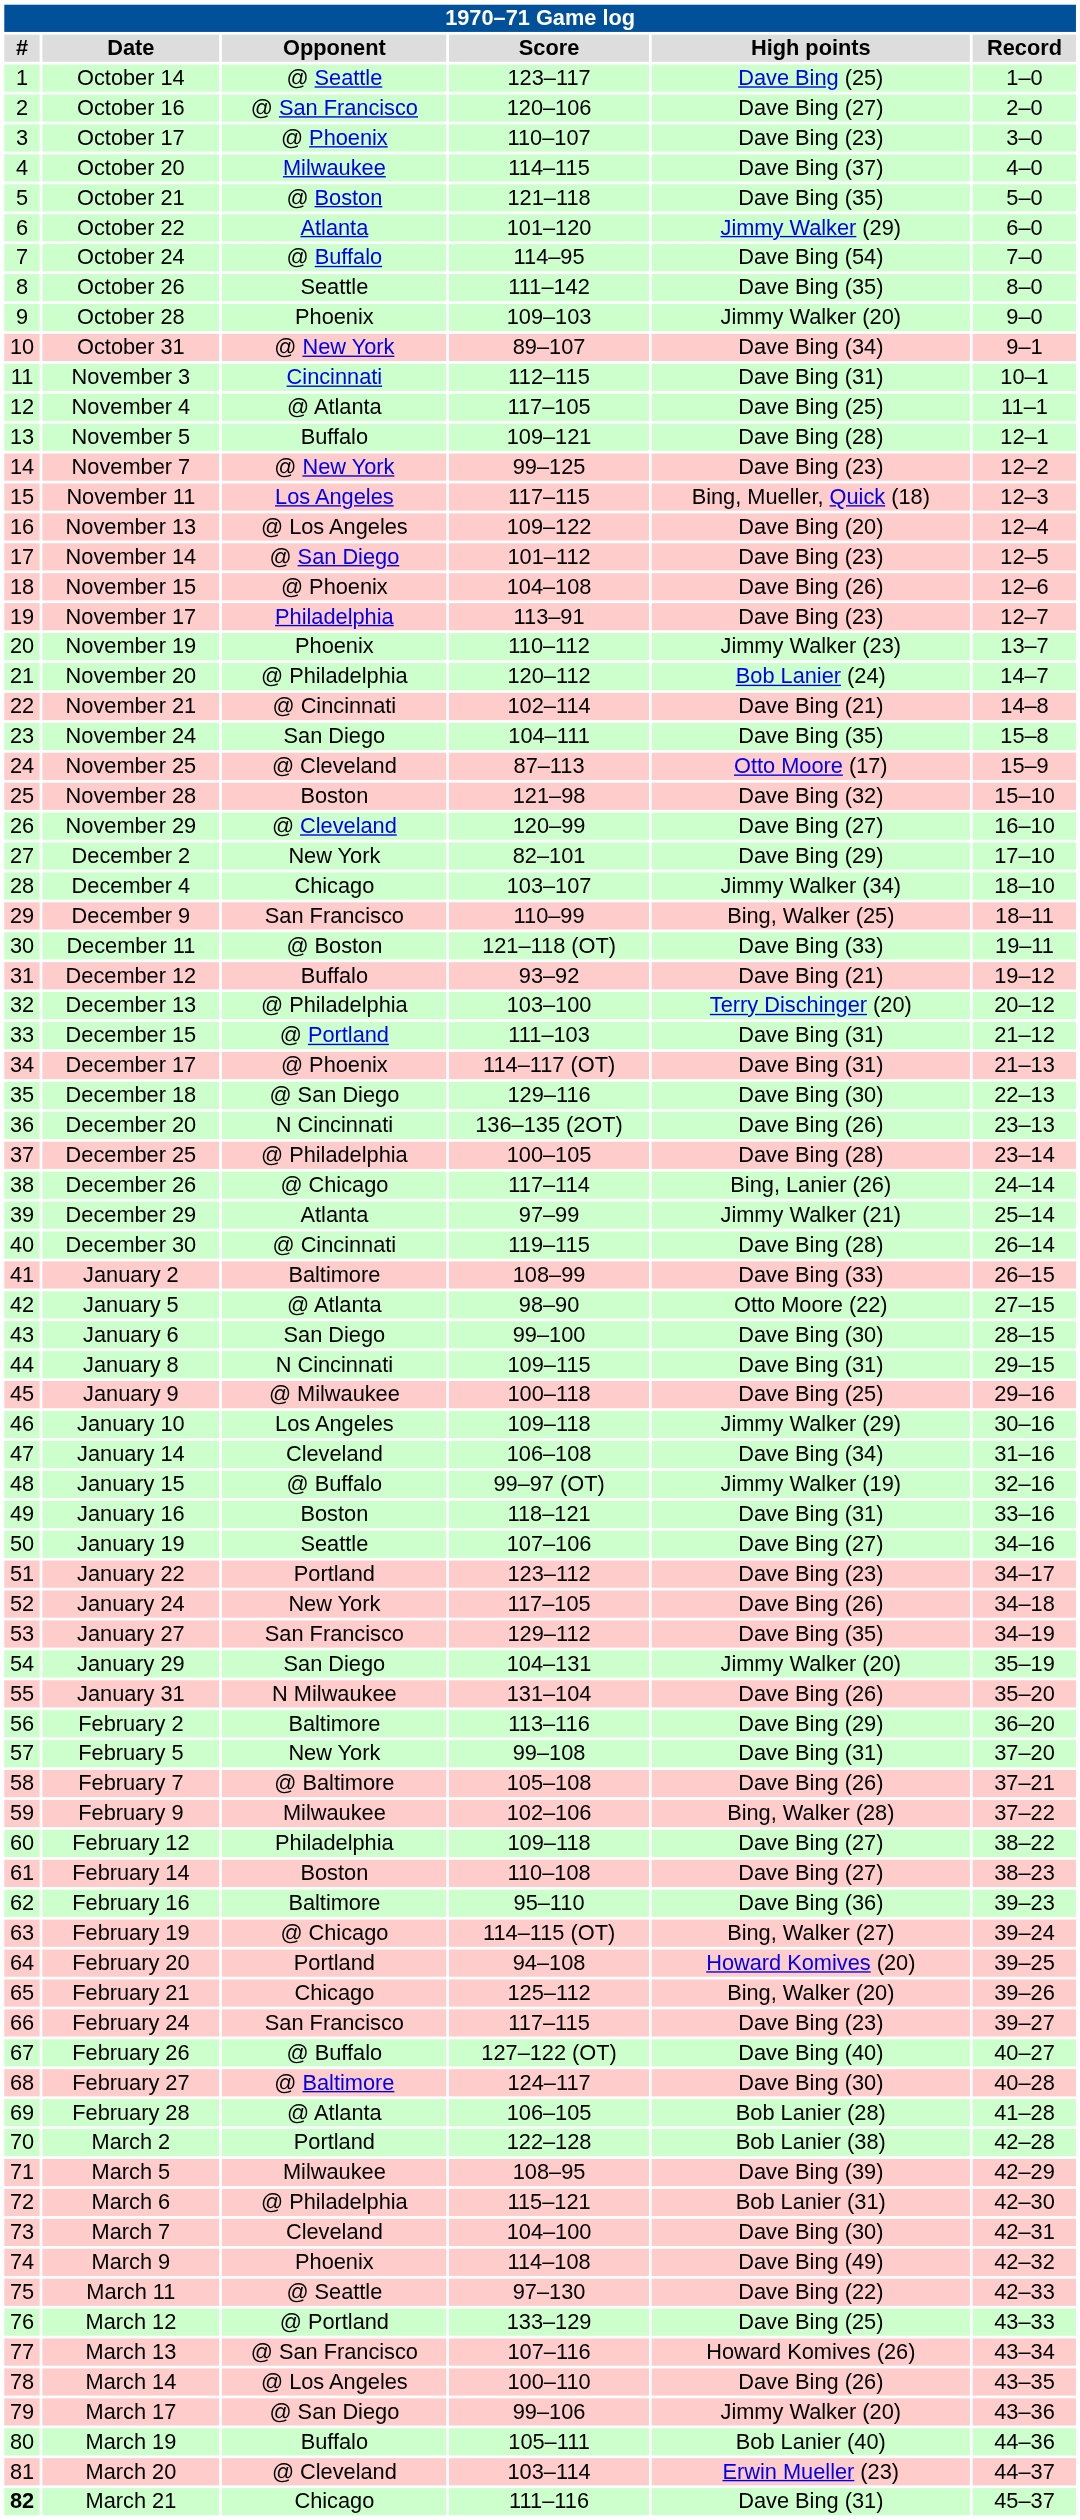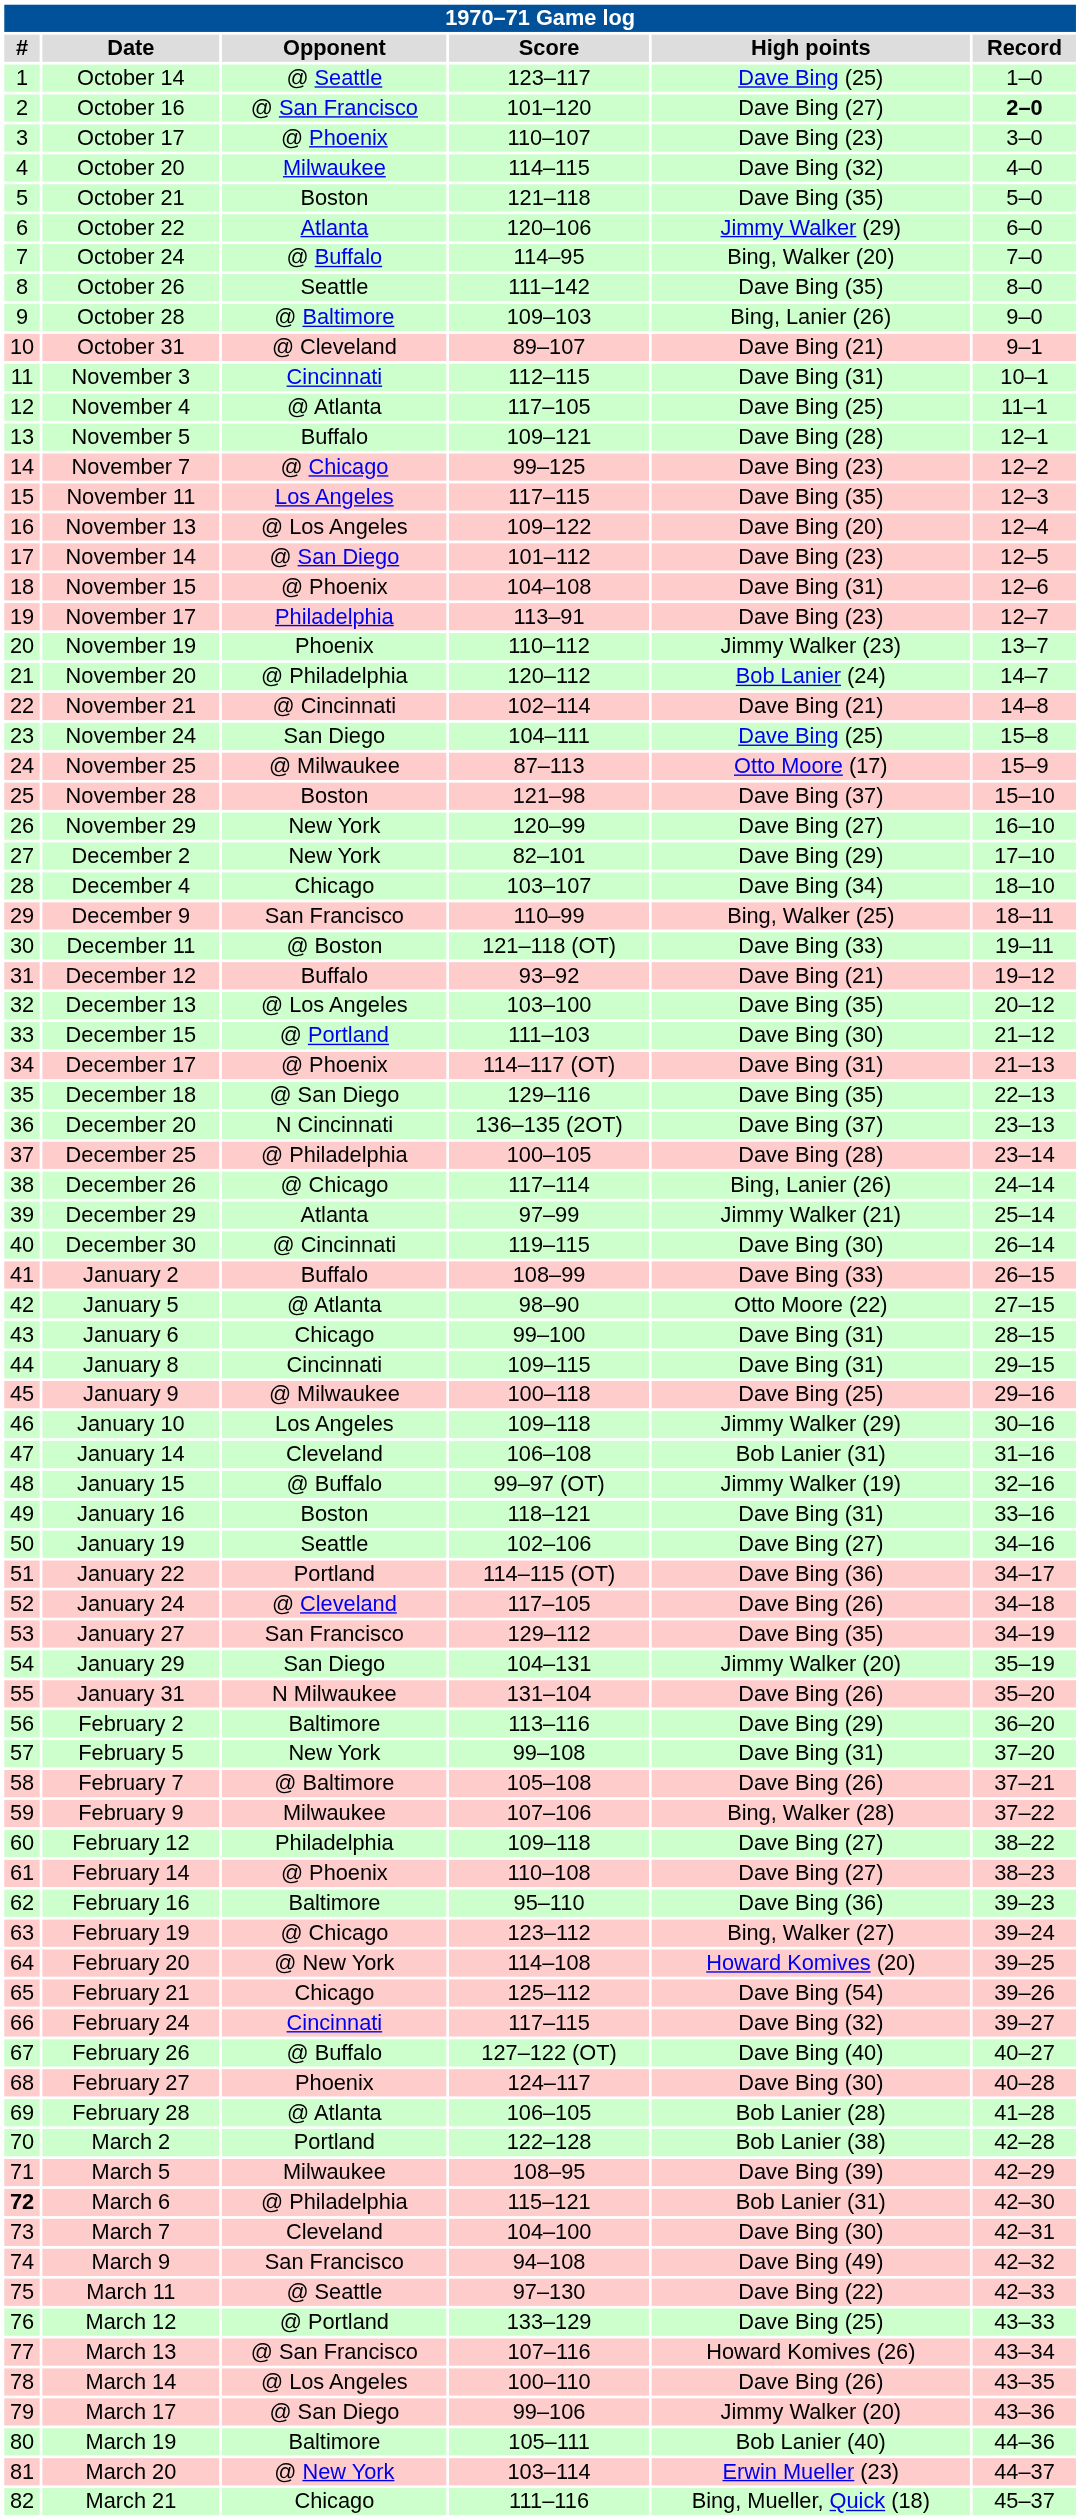(549, 107) 120–106 -> (549, 107) 101–120
(1025, 107) normal -> (1025, 107) bold
(811, 167) Dave Bing (37) -> (811, 167) Dave Bing (32)
(334, 197) @ Boston -> (334, 197) Boston
(549, 227) 101–120 -> (549, 227) 120–106
(811, 257) Dave Bing (54) -> (811, 257) Bing, Walker (20)
(334, 317) Phoenix -> (334, 317) @ Baltimore
(811, 317) Jimmy Walker (20) -> (811, 317) Bing, Lanier (26)
(334, 347) @ New York -> (334, 347) @ Cleveland
(811, 347) Dave Bing (34) -> (811, 347) Dave Bing (21)
(334, 466) @ New York -> (334, 466) @ Chicago
(811, 496) Bing, Mueller, Quick (18) -> (811, 496) Dave Bing (35)
(811, 586) Dave Bing (26) -> (811, 586) Dave Bing (31)
(811, 736) Dave Bing (35) -> (811, 736) Dave Bing (25)
(334, 766) @ Cleveland -> (334, 766) @ Milwaukee
(811, 796) Dave Bing (32) -> (811, 796) Dave Bing (37)
(334, 825) @ Cleveland -> (334, 825) New York
(811, 885) Jimmy Walker (34) -> (811, 885) Dave Bing (34)
(334, 1005) @ Philadelphia -> (334, 1005) @ Los Angeles
(811, 1005) Terry Dischinger (20) -> (811, 1005) Dave Bing (35)
(811, 1035) Dave Bing (31) -> (811, 1035) Dave Bing (30)
(811, 1095) Dave Bing (30) -> (811, 1095) Dave Bing (35)
(811, 1125) Dave Bing (26) -> (811, 1125) Dave Bing (37)
(811, 1244) Dave Bing (28) -> (811, 1244) Dave Bing (30)
(334, 1274) Baltimore -> (334, 1274) Buffalo
(334, 1334) San Diego -> (334, 1334) Chicago
(811, 1334) Dave Bing (30) -> (811, 1334) Dave Bing (31)
(334, 1364) N Cincinnati -> (334, 1364) Cincinnati
(811, 1454) Dave Bing (34) -> (811, 1454) Bob Lanier (31)
(549, 1544) 107–106 -> (549, 1544) 102–106
(549, 1573) 123–112 -> (549, 1573) 114–115 (OT)
(811, 1573) Dave Bing (23) -> (811, 1573) Dave Bing (36)
(334, 1603) New York -> (334, 1603) @ Cleveland
(549, 1813) 102–106 -> (549, 1813) 107–106
(334, 1873) Boston -> (334, 1873) @ Phoenix
(549, 1933) 114–115 (OT) -> (549, 1933) 123–112
(334, 1962) Portland -> (334, 1962) @ New York
(549, 1962) 94–108 -> (549, 1962) 114–108
(811, 1992) Bing, Walker (20) -> (811, 1992) Dave Bing (54)
(334, 2022) San Francisco -> (334, 2022) Cincinnati
(811, 2022) Dave Bing (23) -> (811, 2022) Dave Bing (32)
(334, 2082) @ Baltimore -> (334, 2082) Phoenix
(22, 2202) normal -> (22, 2202) bold
(334, 2262) Phoenix -> (334, 2262) San Francisco
(549, 2262) 114–108 -> (549, 2262) 94–108
(334, 2441) Buffalo -> (334, 2441) Baltimore
(334, 2471) @ Cleveland -> (334, 2471) @ New York
(22, 2501) bold -> (22, 2501) normal
(811, 2501) Dave Bing (31) -> (811, 2501) Bing, Mueller, Quick (18)
